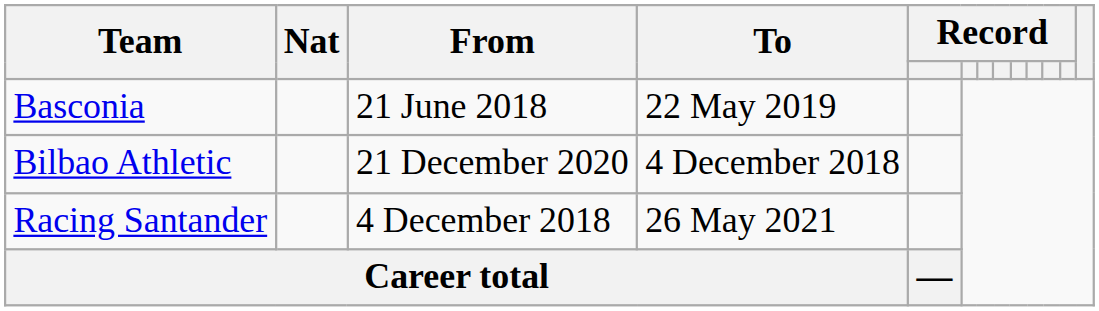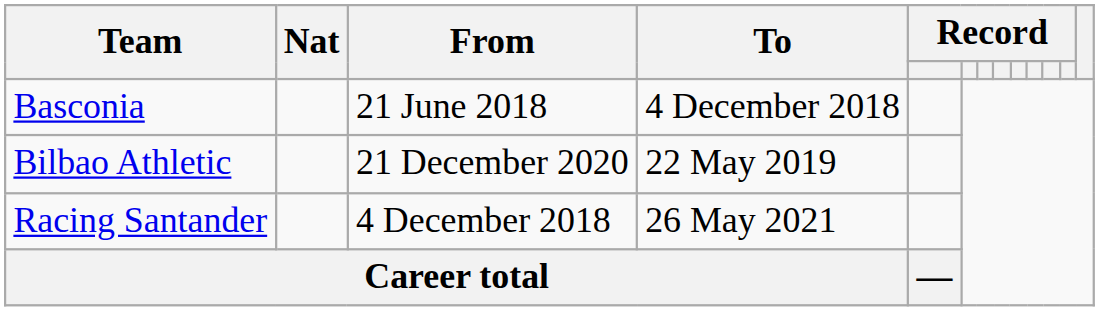(741, 106) 22 May 2019 -> (773, 106) 4 December 2018
(773, 163) 4 December 2018 -> (741, 163) 22 May 2019
